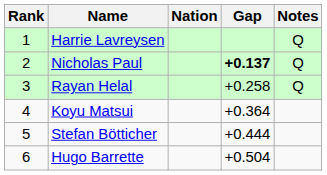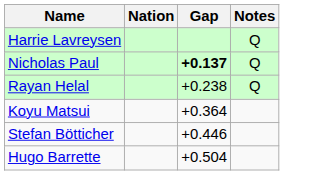- column: (26, 16)
(247, 87) +0.258 -> (204, 87) +0.238
(247, 134) +0.444 -> (204, 134) +0.446
